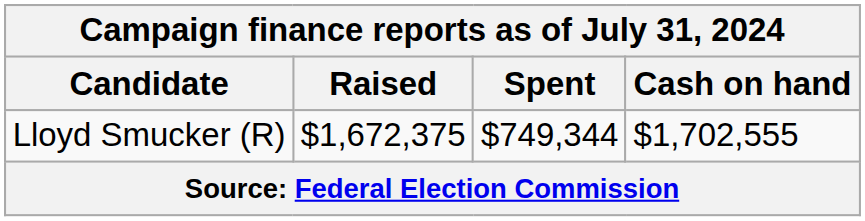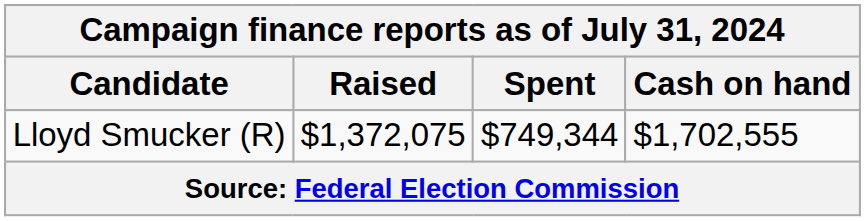(383, 135) $1,672,375 -> (383, 135) $1,372,075
